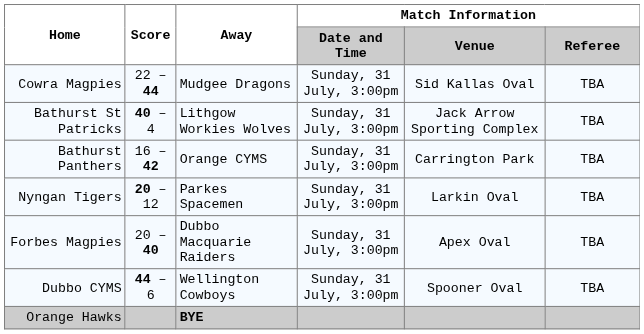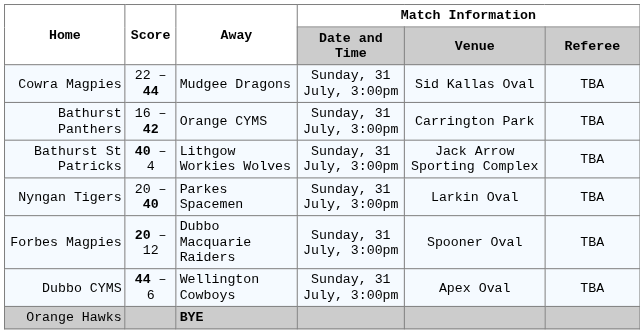rows swapped: (78, 121) <-> (90, 159)
(151, 197) 20 – 12 -> (151, 197) 20 – 40
(151, 242) 20 – 40 -> (151, 242) 20 – 12
(475, 242) Apex Oval -> (475, 242) Spooner Oval
(475, 288) Spooner Oval -> (475, 288) Apex Oval
